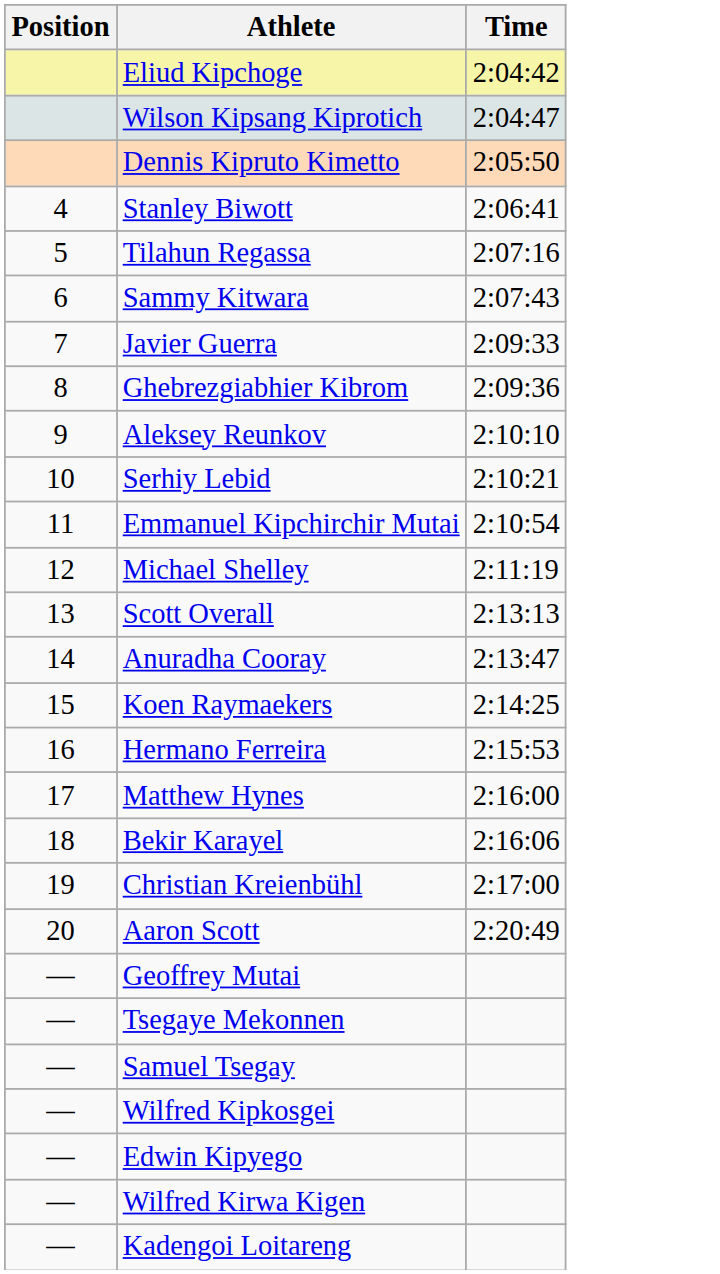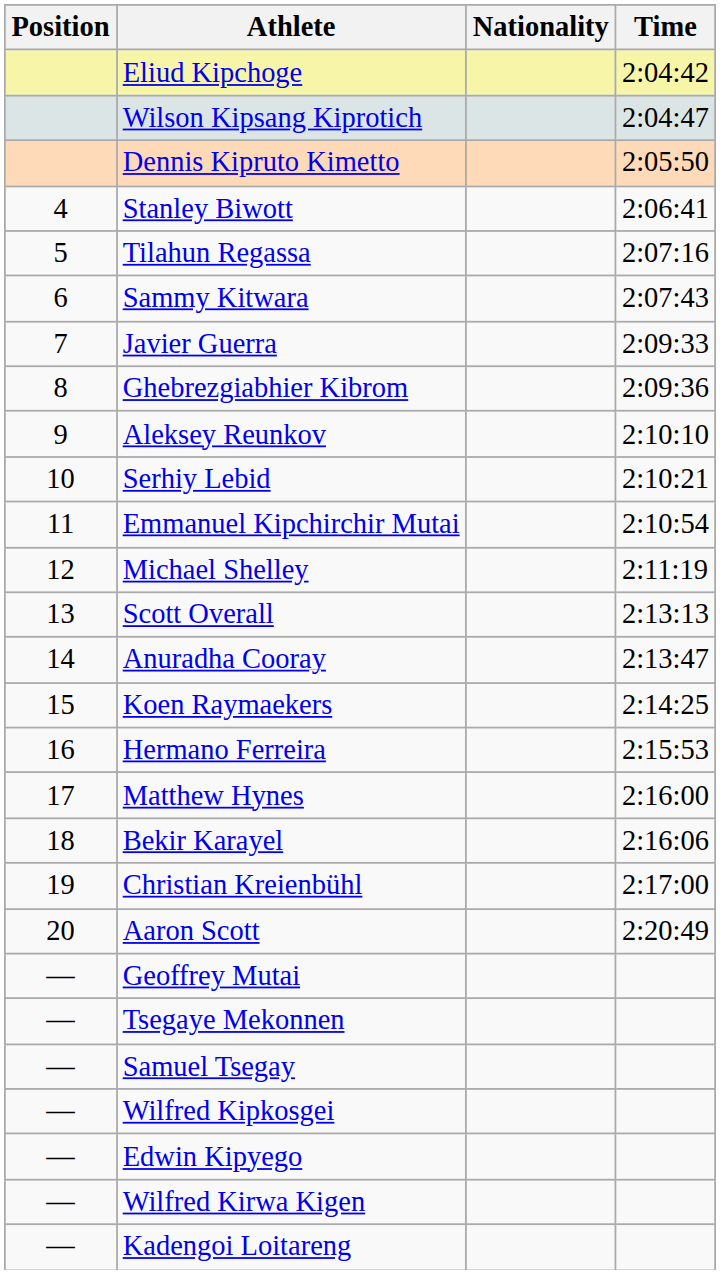+ column: (541, 27)
